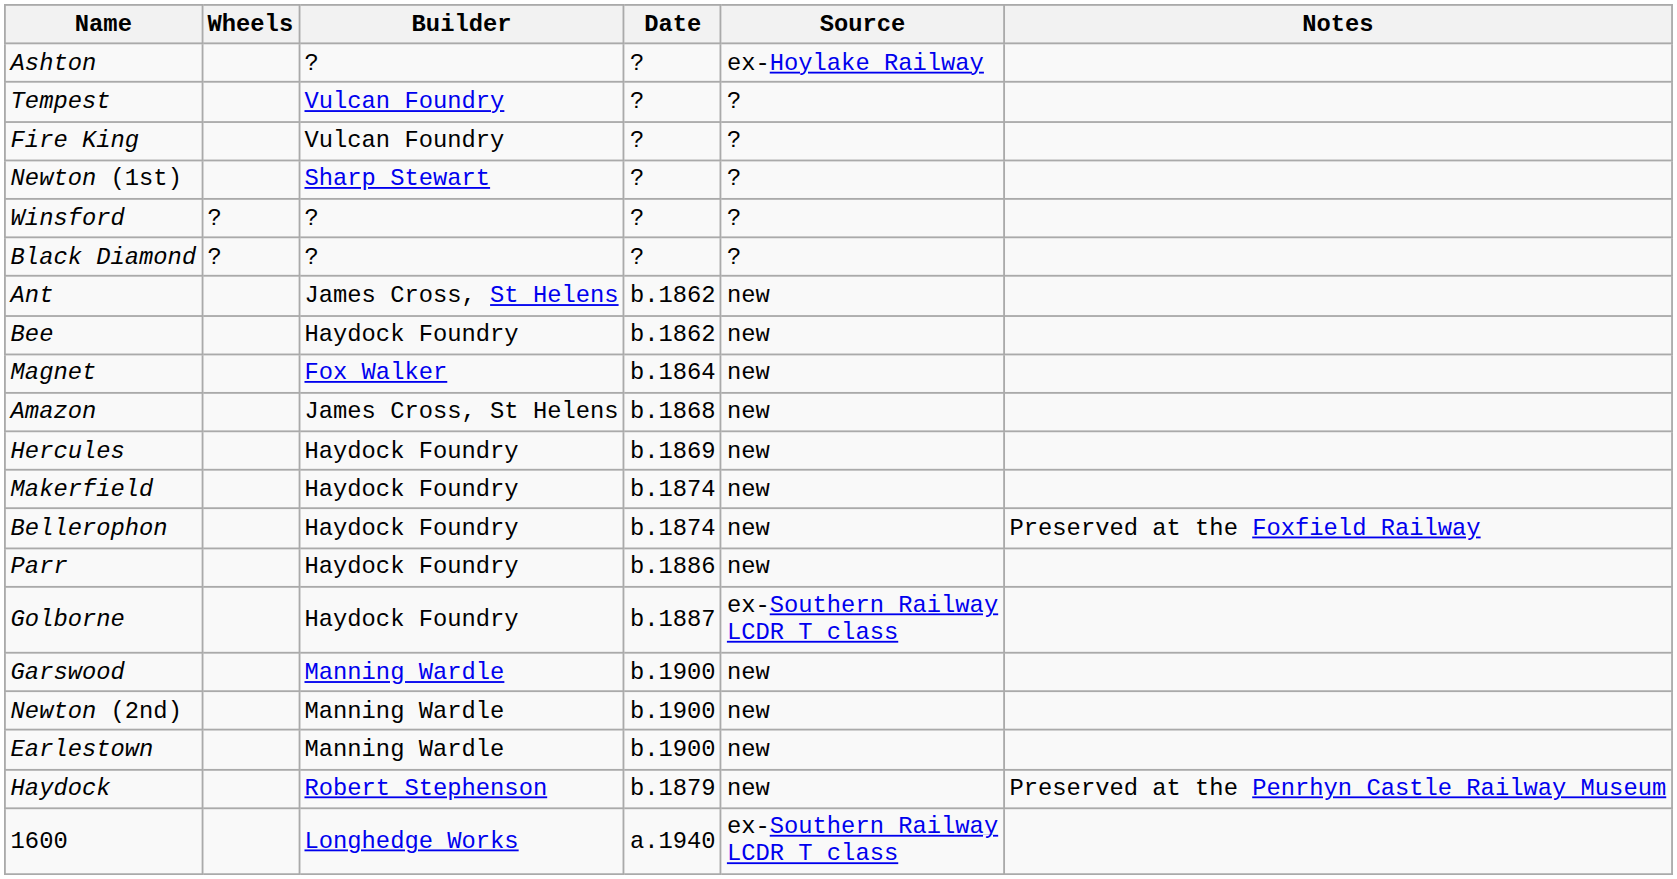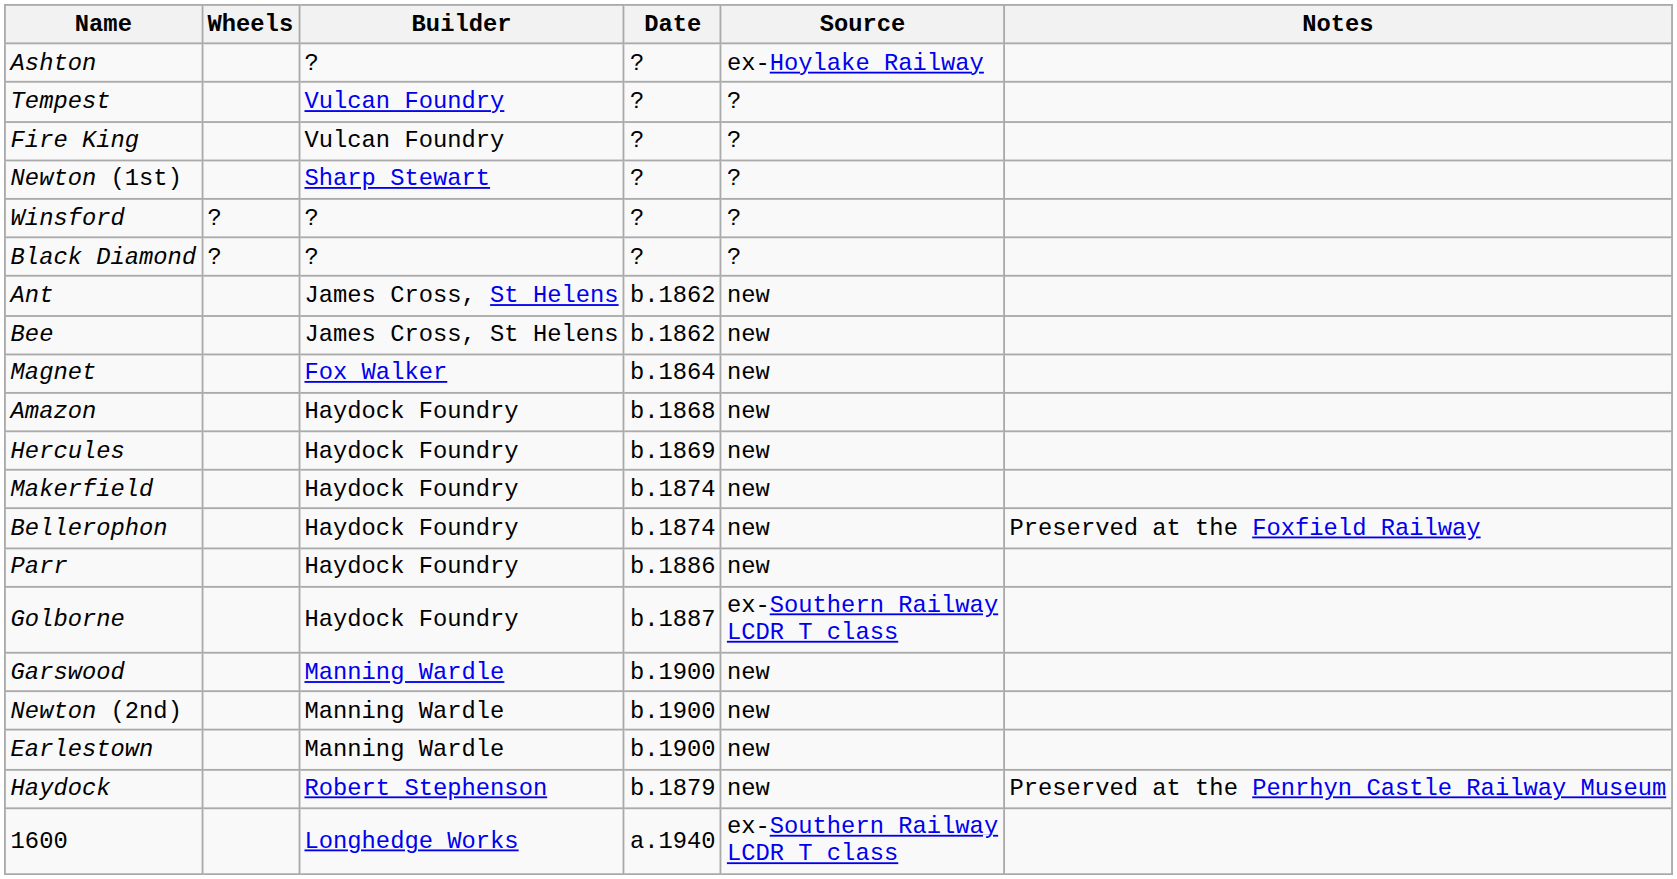(412, 334) Haydock Foundry -> (462, 334) James Cross, St Helens
(462, 412) James Cross, St Helens -> (412, 412) Haydock Foundry
